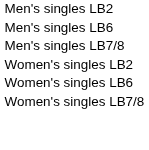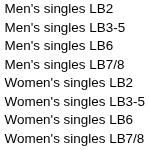+ row: (65, 27)
+ row: (75, 101)
